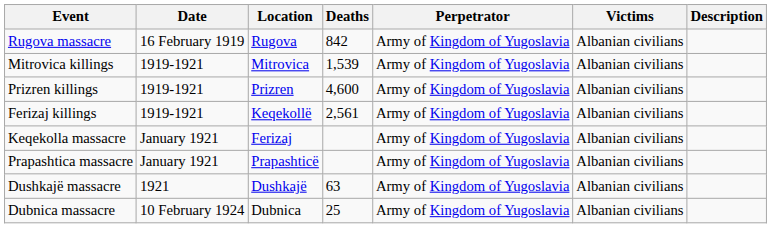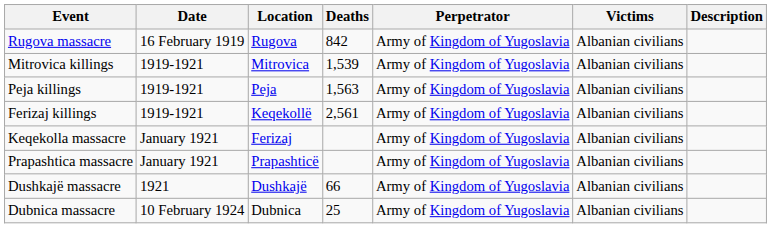+ row: (44, 89)
- row: (53, 89)
(333, 186) 63 -> (333, 186) 66
